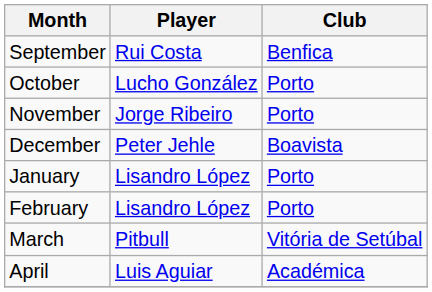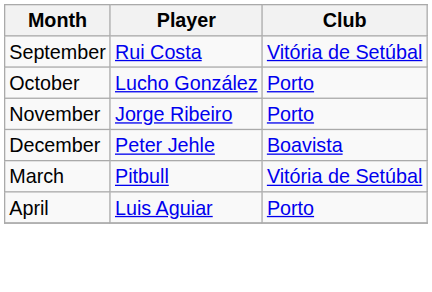(300, 52) Benfica -> (345, 52) Vitória de Setúbal
- row: (44, 177)
- row: (49, 208)
(316, 271) Académica -> (290, 208) Porto
